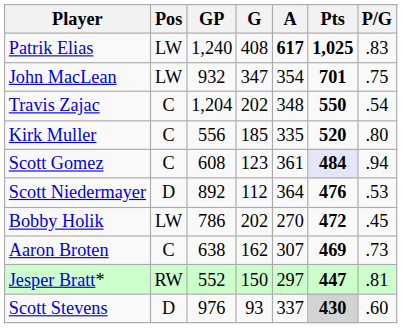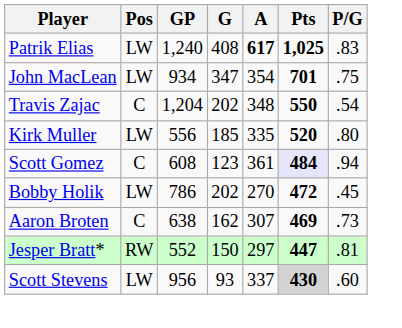(212, 76) 932 -> (182, 76) 934
(169, 134) C -> (139, 134) LW
- row: (77, 192)
(169, 308) D -> (139, 279) LW
(212, 308) 976 -> (182, 279) 956
